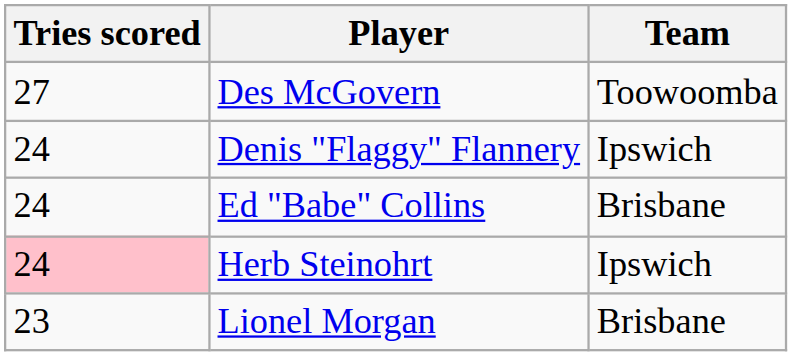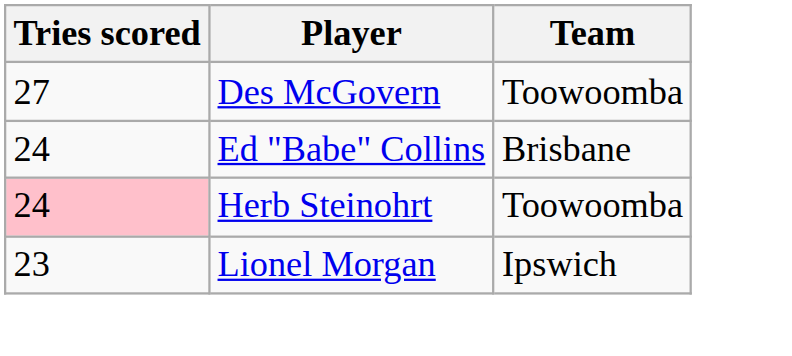- row: (399, 148)
(654, 263) Ipswich -> (593, 206) Toowoomba
(661, 321) Brisbane -> (560, 263) Ipswich
